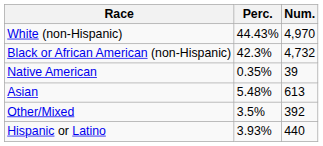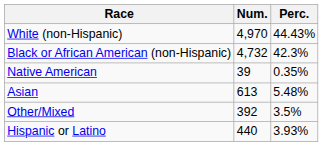columns swapped: (300, 14) <-> (258, 14)
